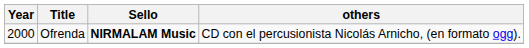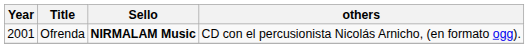(21, 34) 2000 -> (21, 34) 2001
